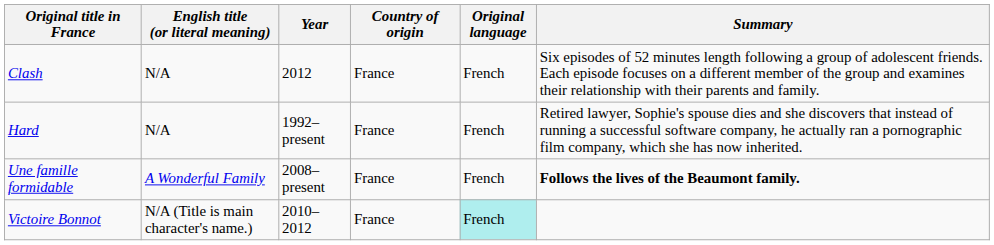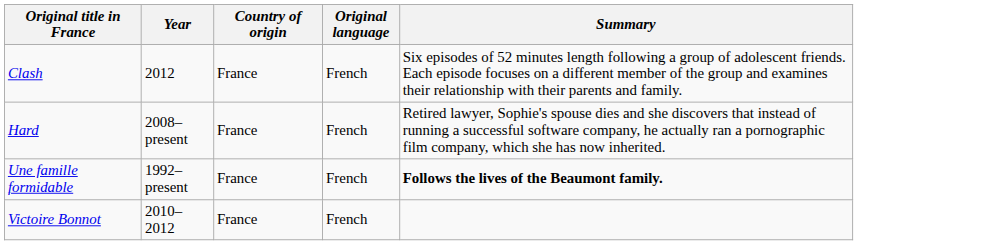- column: (210, 24)
(303, 130) 1992–present -> (166, 130) 2008–present
(303, 179) 2008–present -> (166, 179) 1992–present
(484, 219) paleturquoise background -> (347, 219) no background
